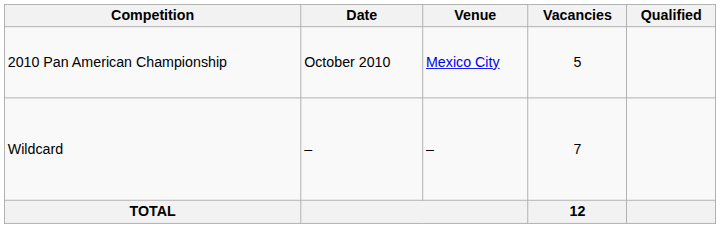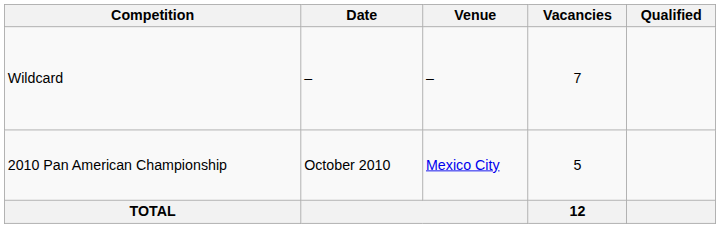rows swapped: (117, 62) <-> (35, 149)
